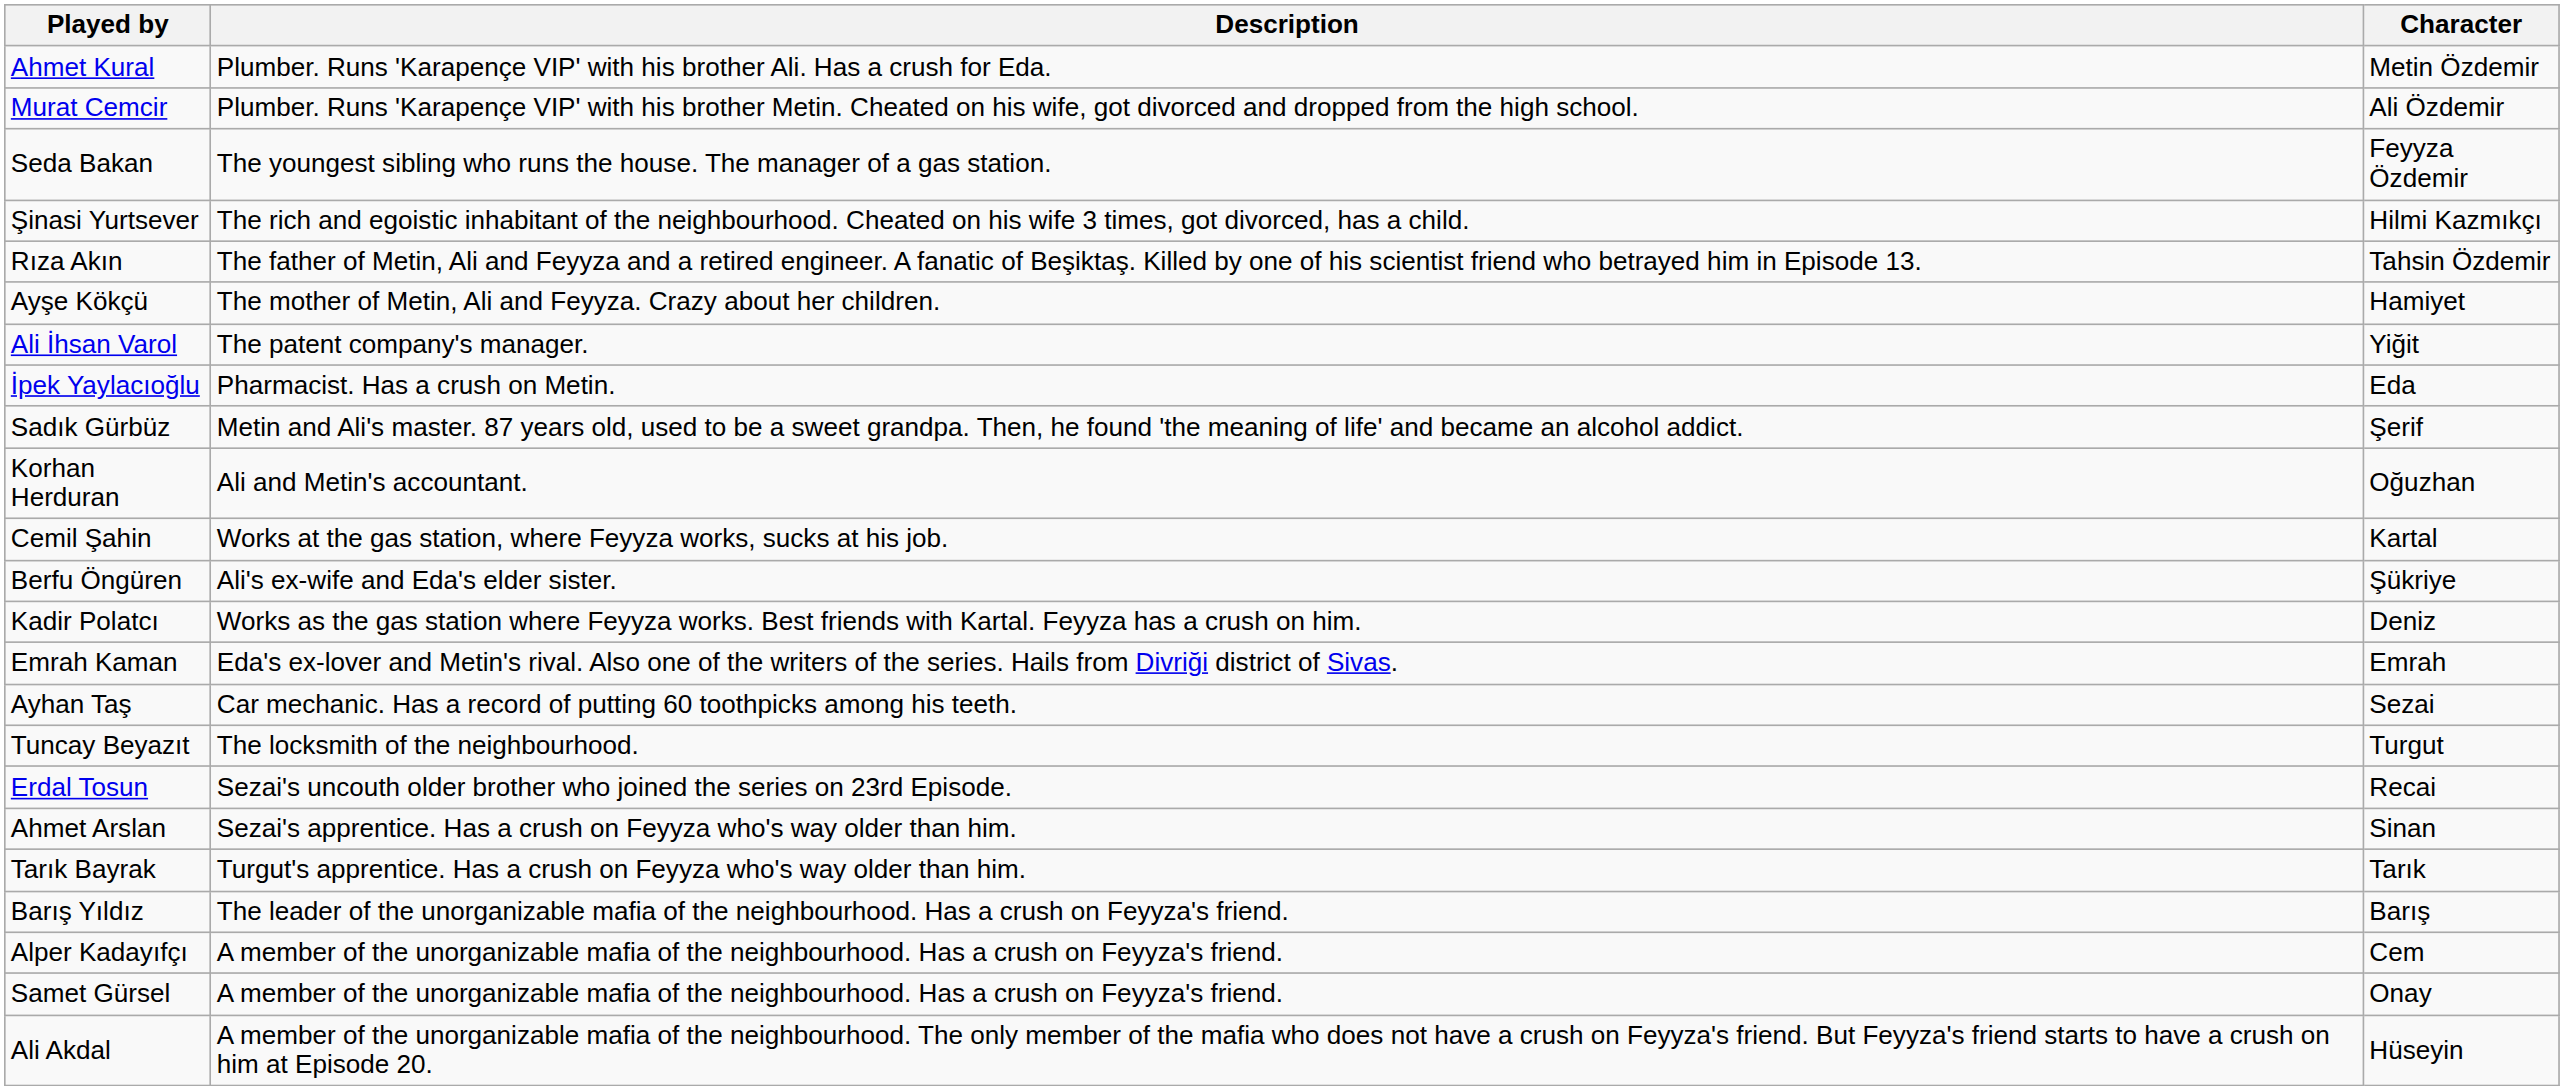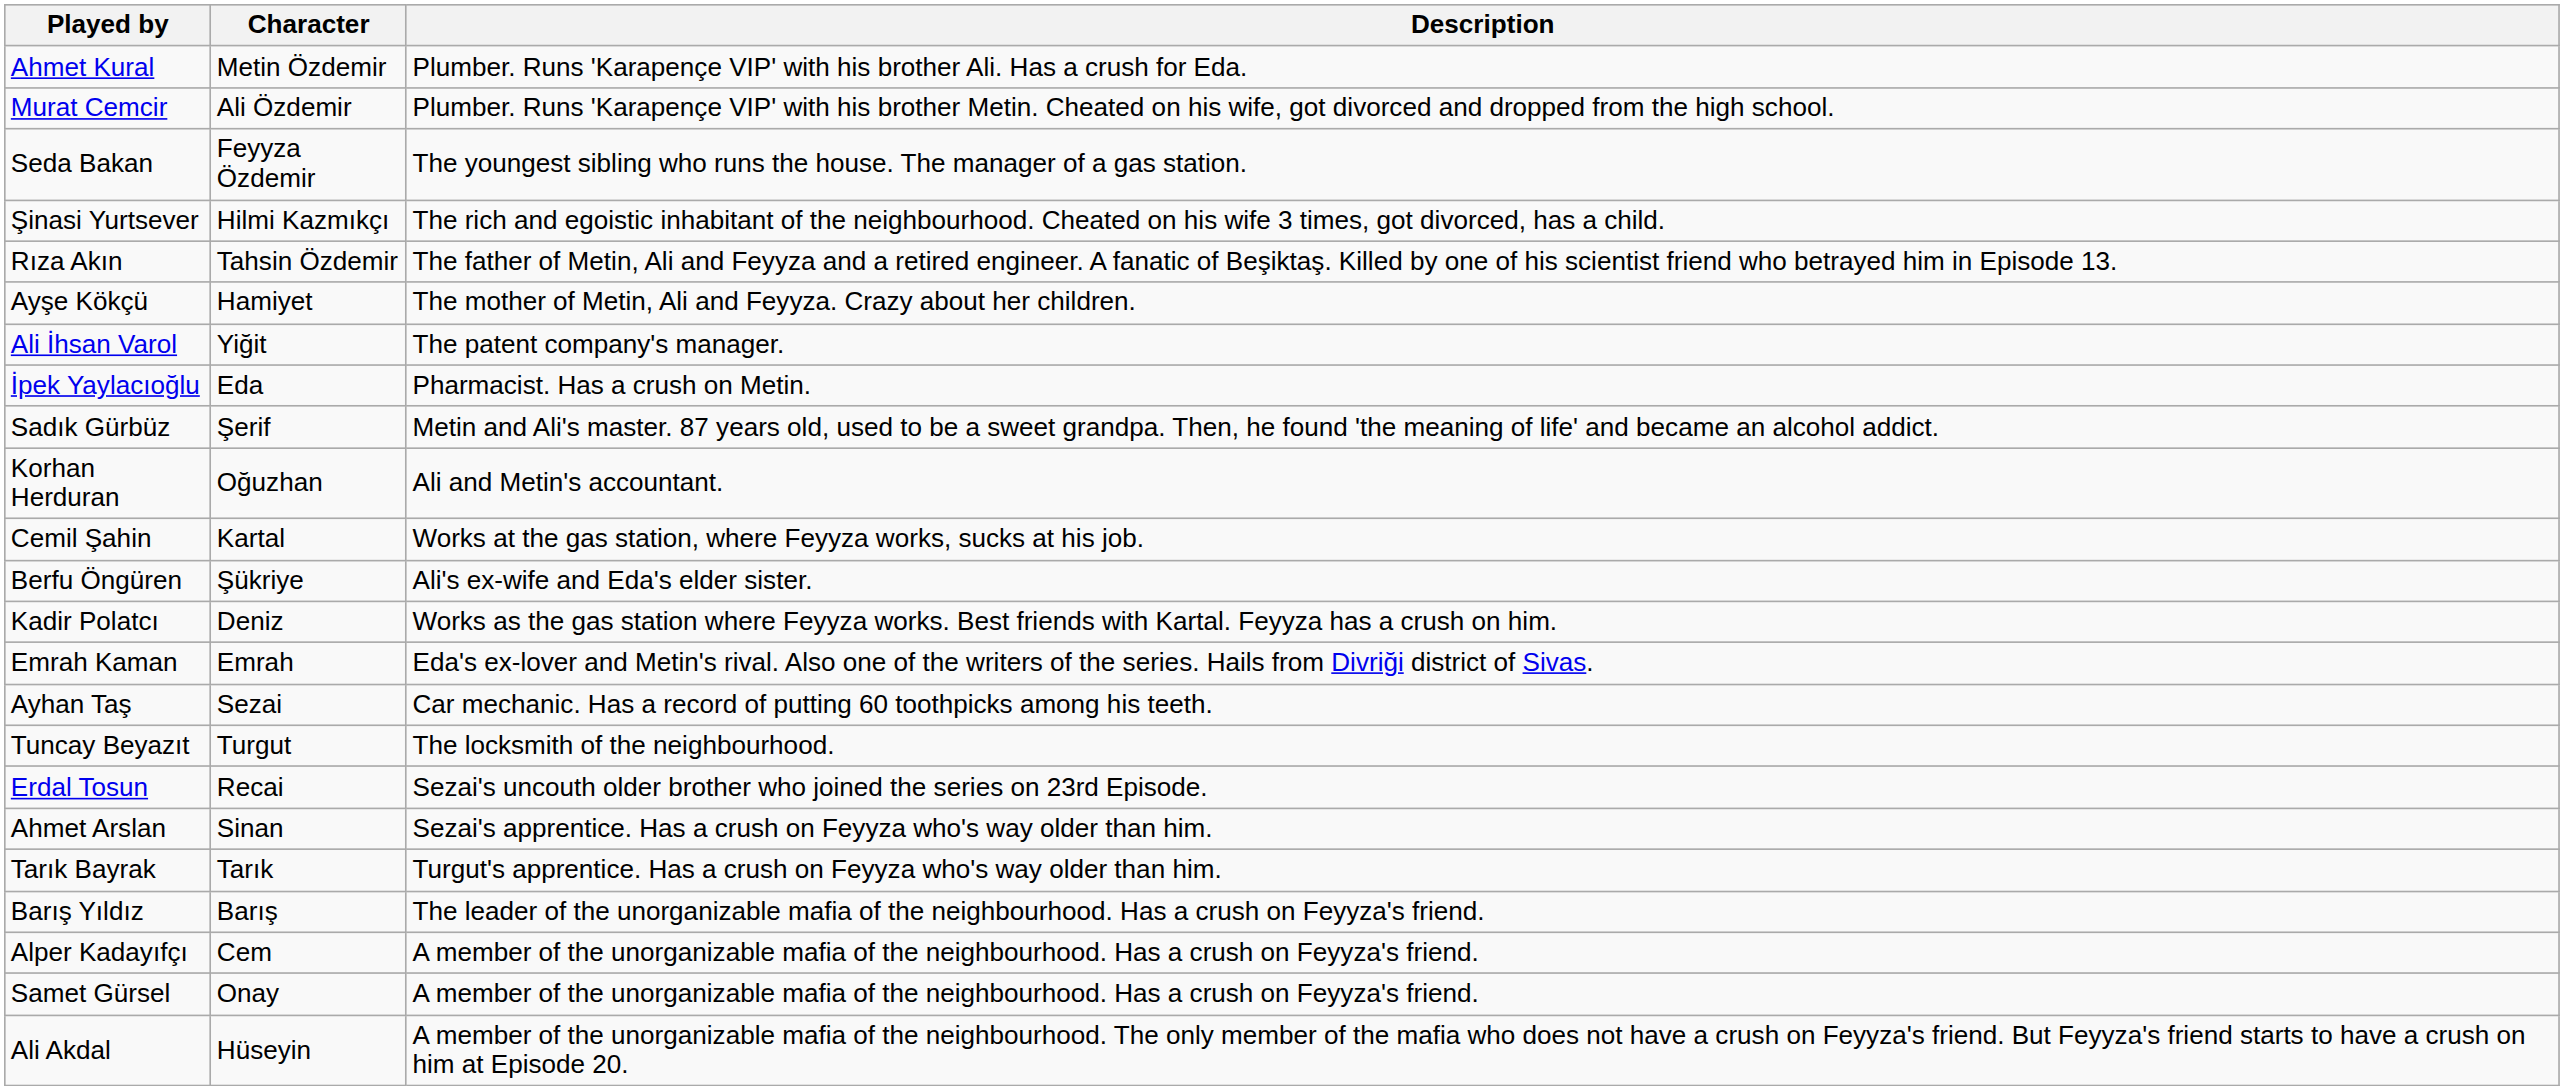columns swapped: (2461, 25) <-> (1287, 25)
